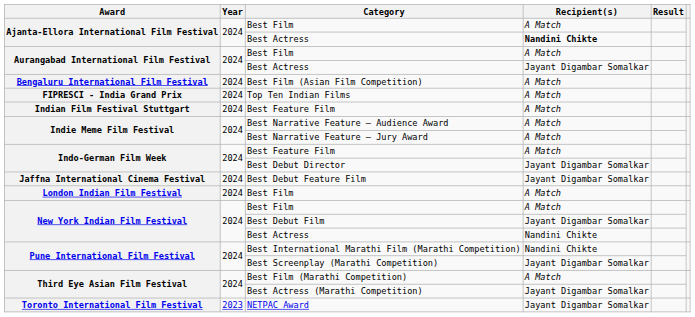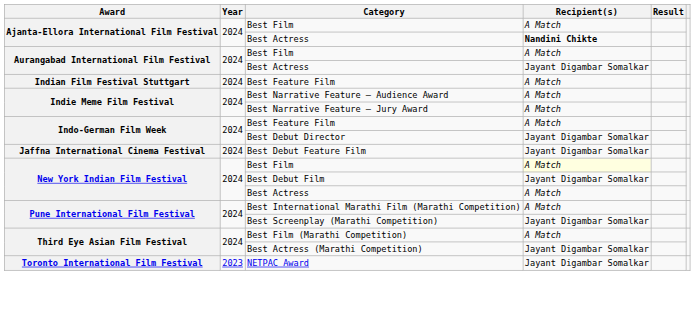- row: (112, 81)
- row: (112, 95)
- row: (112, 193)
(543, 207) no background -> (543, 165) lightyellow background
(561, 235) Nandini Chikte -> (543, 193) A Match
(561, 249) Nandini Chikte -> (543, 207) A Match
